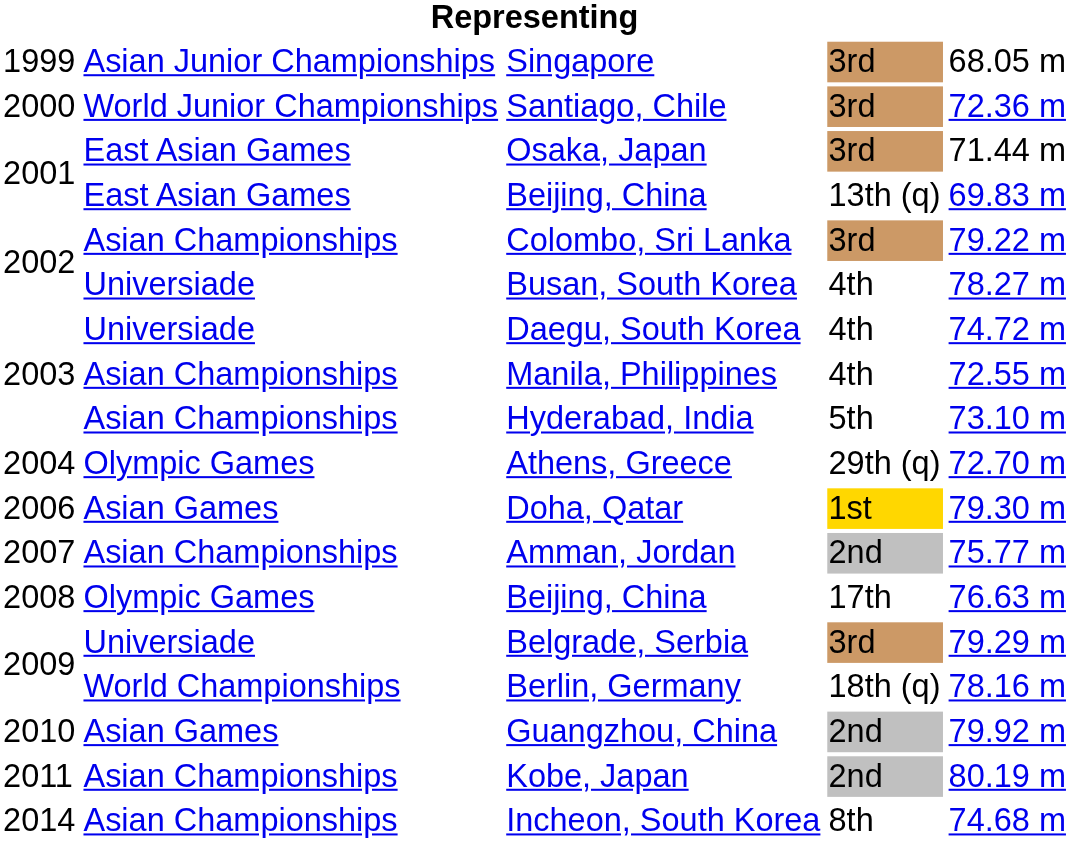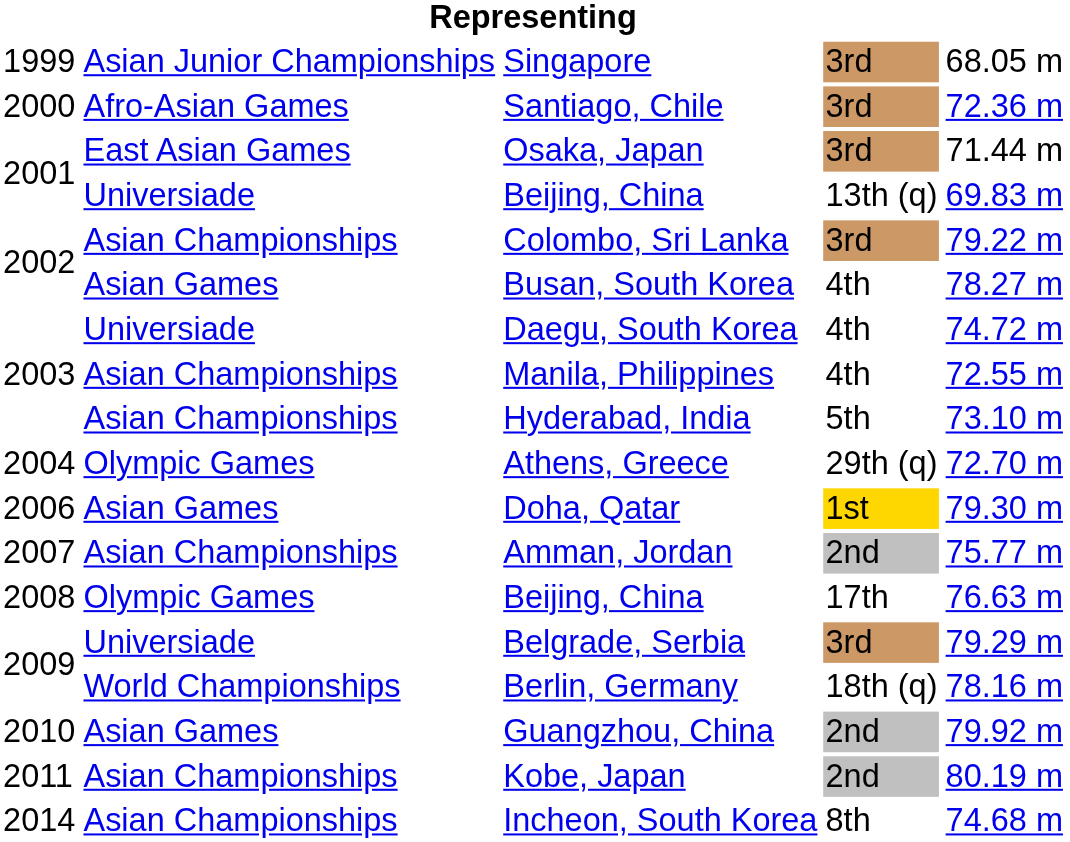(291, 106) World Junior Championships -> (216, 106) Afro-Asian Games
(217, 195) East Asian Games -> (169, 195) Universiade
(169, 284) Universiade -> (181, 284) Asian Games
